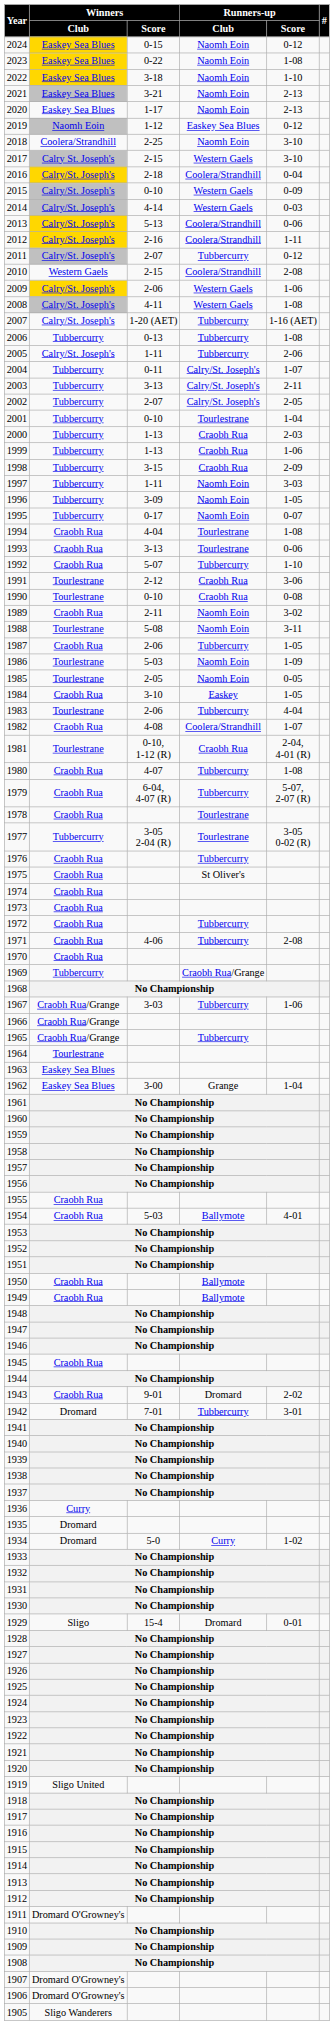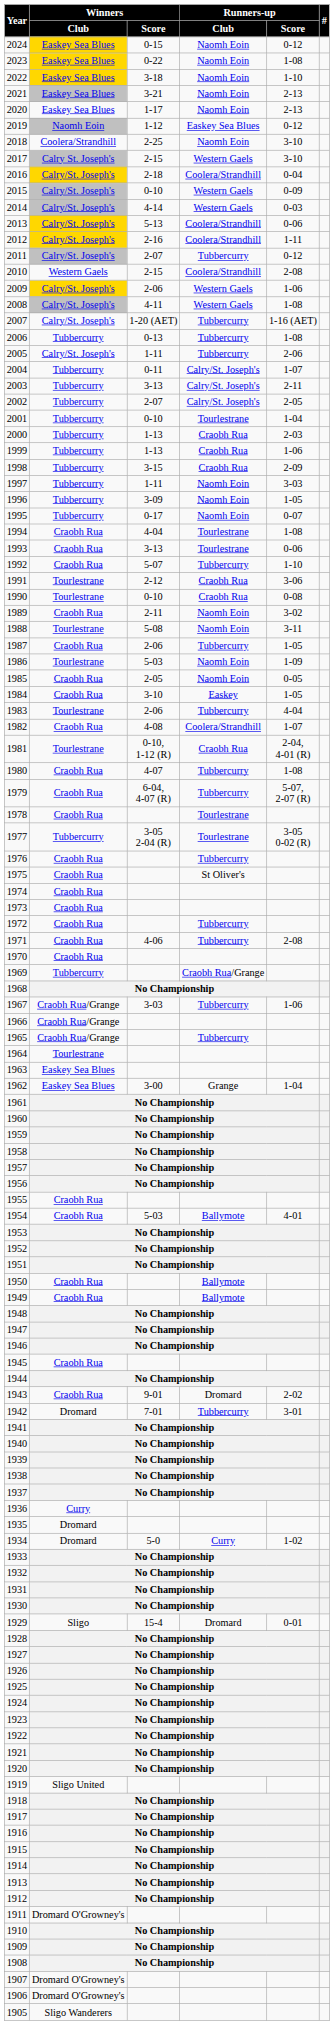(78, 678) Tourlestrane -> (78, 678) Craobh Rua
